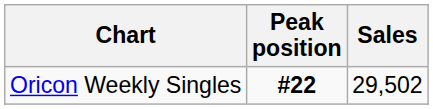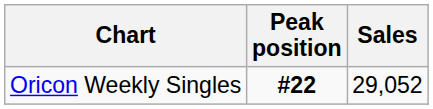(387, 85) 29,502 -> (387, 85) 29,052
